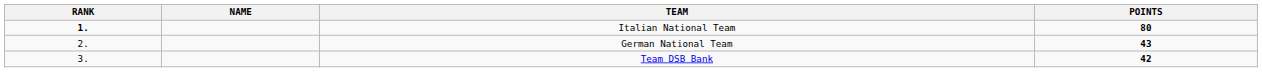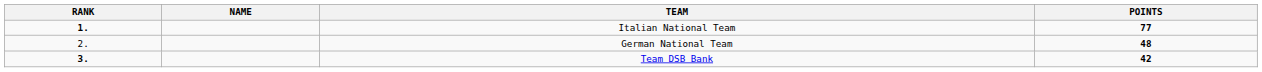(1146, 27) 80 -> (1146, 27) 77
(1146, 43) 43 -> (1146, 43) 48
(83, 58) normal -> (83, 58) bold
